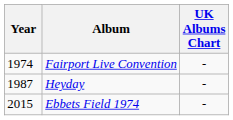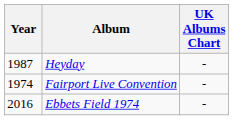rows swapped: (111, 63) <-> (65, 84)
(20, 104) 2015 -> (20, 104) 2016
